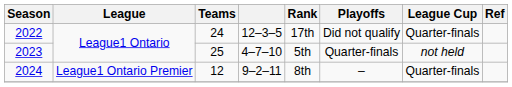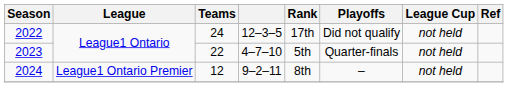(442, 33) Quarter-finals -> (440, 33) not held
(217, 52) 25 -> (217, 52) 22
(442, 71) Quarter-finals -> (440, 71) not held
